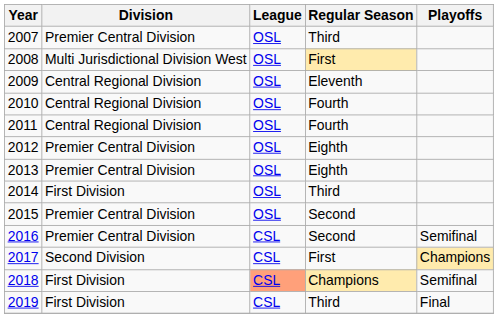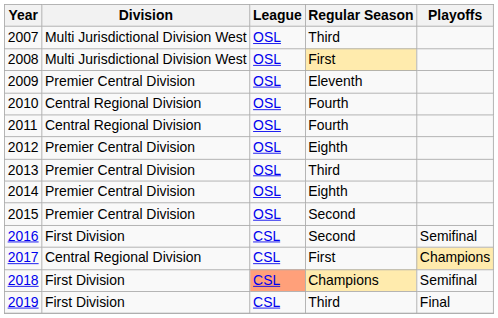(120, 37) Premier Central Division -> (146, 37) Multi Jurisdictional Division West
(123, 81) Central Regional Division -> (120, 81) Premier Central Division
(328, 170) Eighth -> (324, 170) Third
(85, 192) First Division -> (120, 192) Premier Central Division
(324, 192) Third -> (328, 192) Eighth
(120, 236) Premier Central Division -> (85, 236) First Division
(95, 258) Second Division -> (123, 258) Central Regional Division
